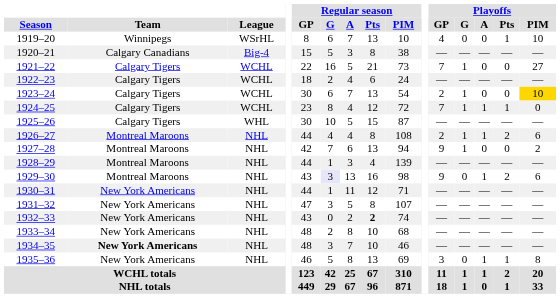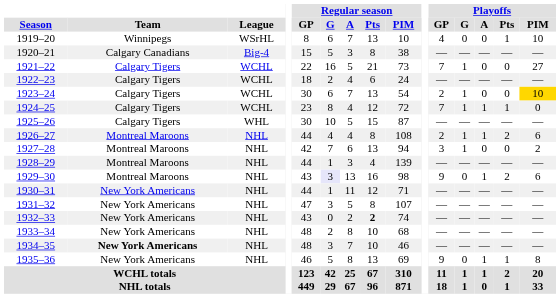(441, 149) 9 -> (441, 149) 3
(441, 259) 3 -> (441, 259) 9
